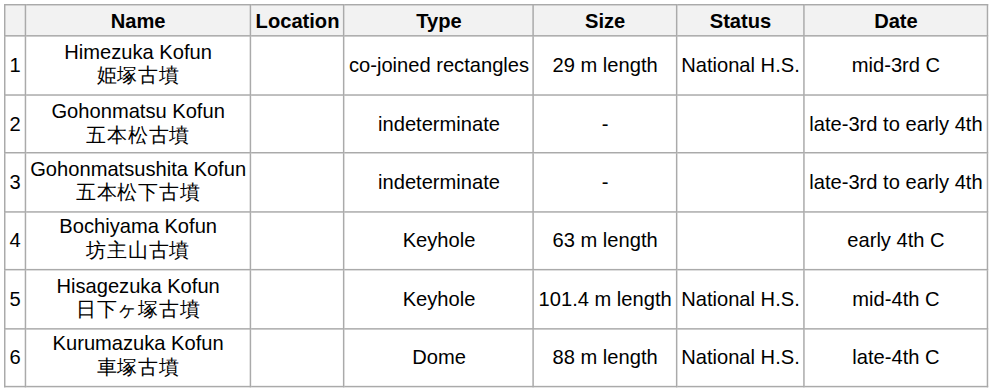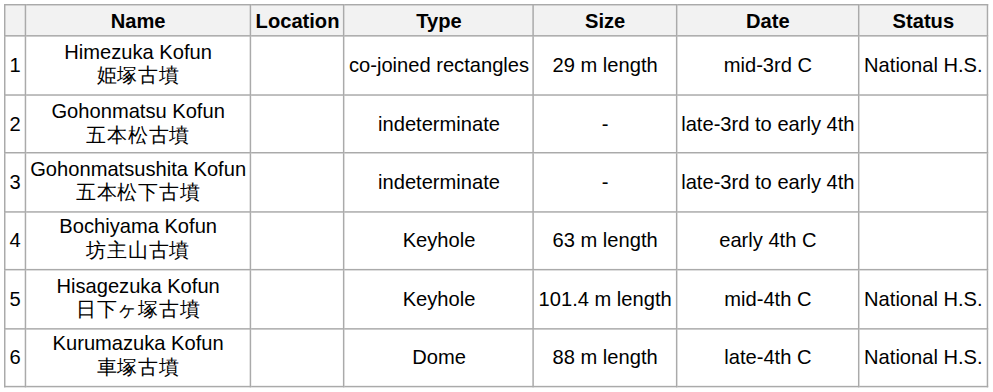columns swapped: (896, 20) <-> (740, 20)
